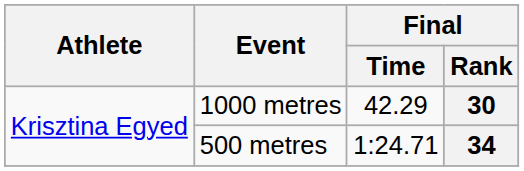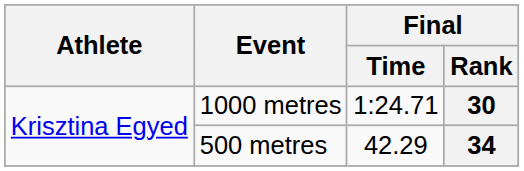(396, 106) 42.29 -> (396, 106) 1:24.71
(396, 146) 1:24.71 -> (396, 146) 42.29
